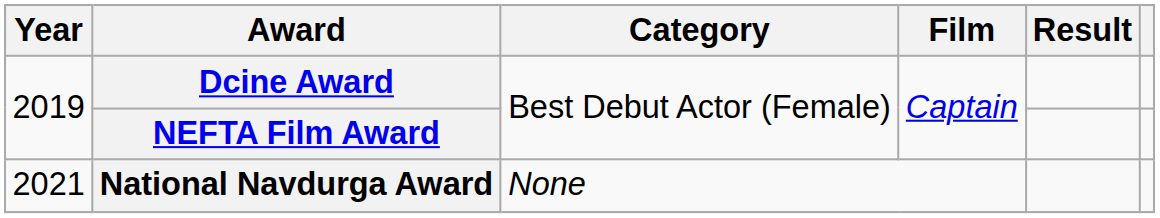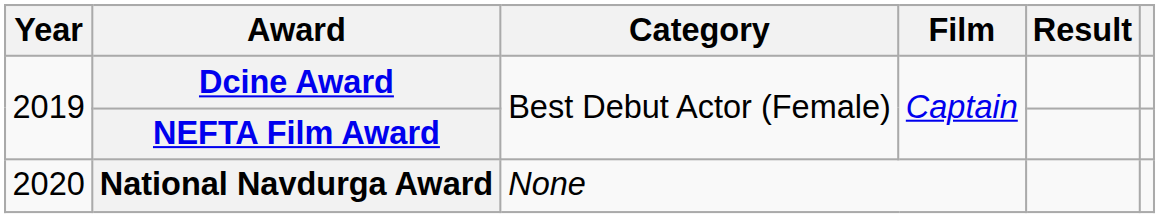(49, 184) 2021 -> (49, 184) 2020
